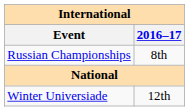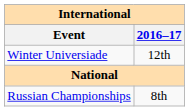rows swapped: (57, 95) <-> (69, 55)
